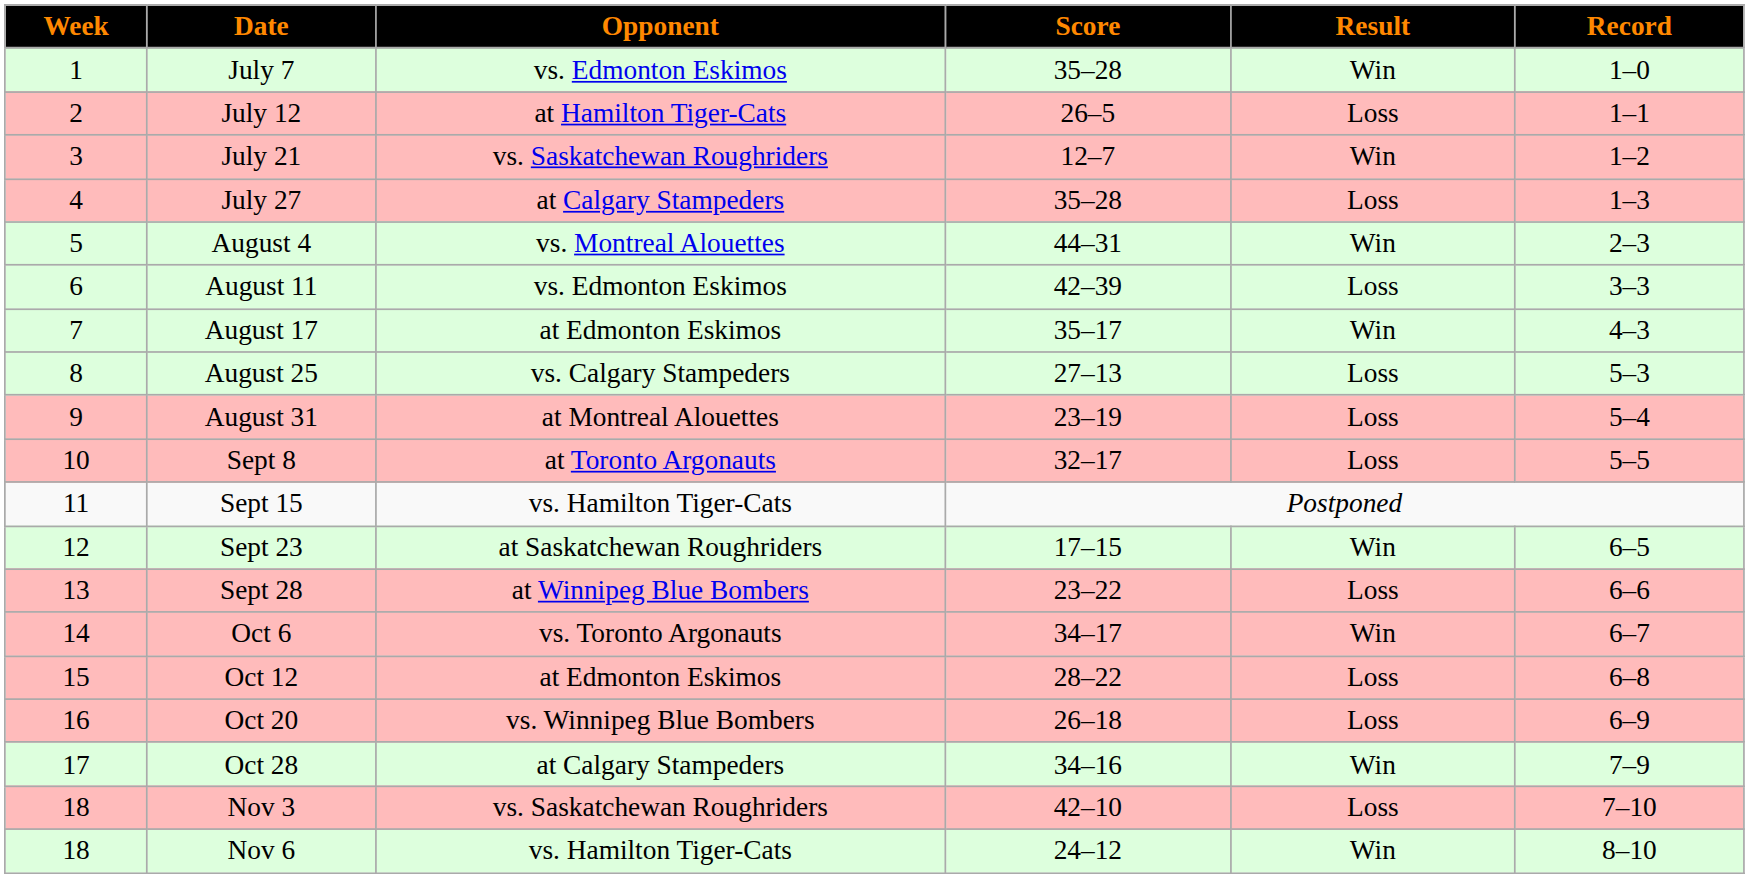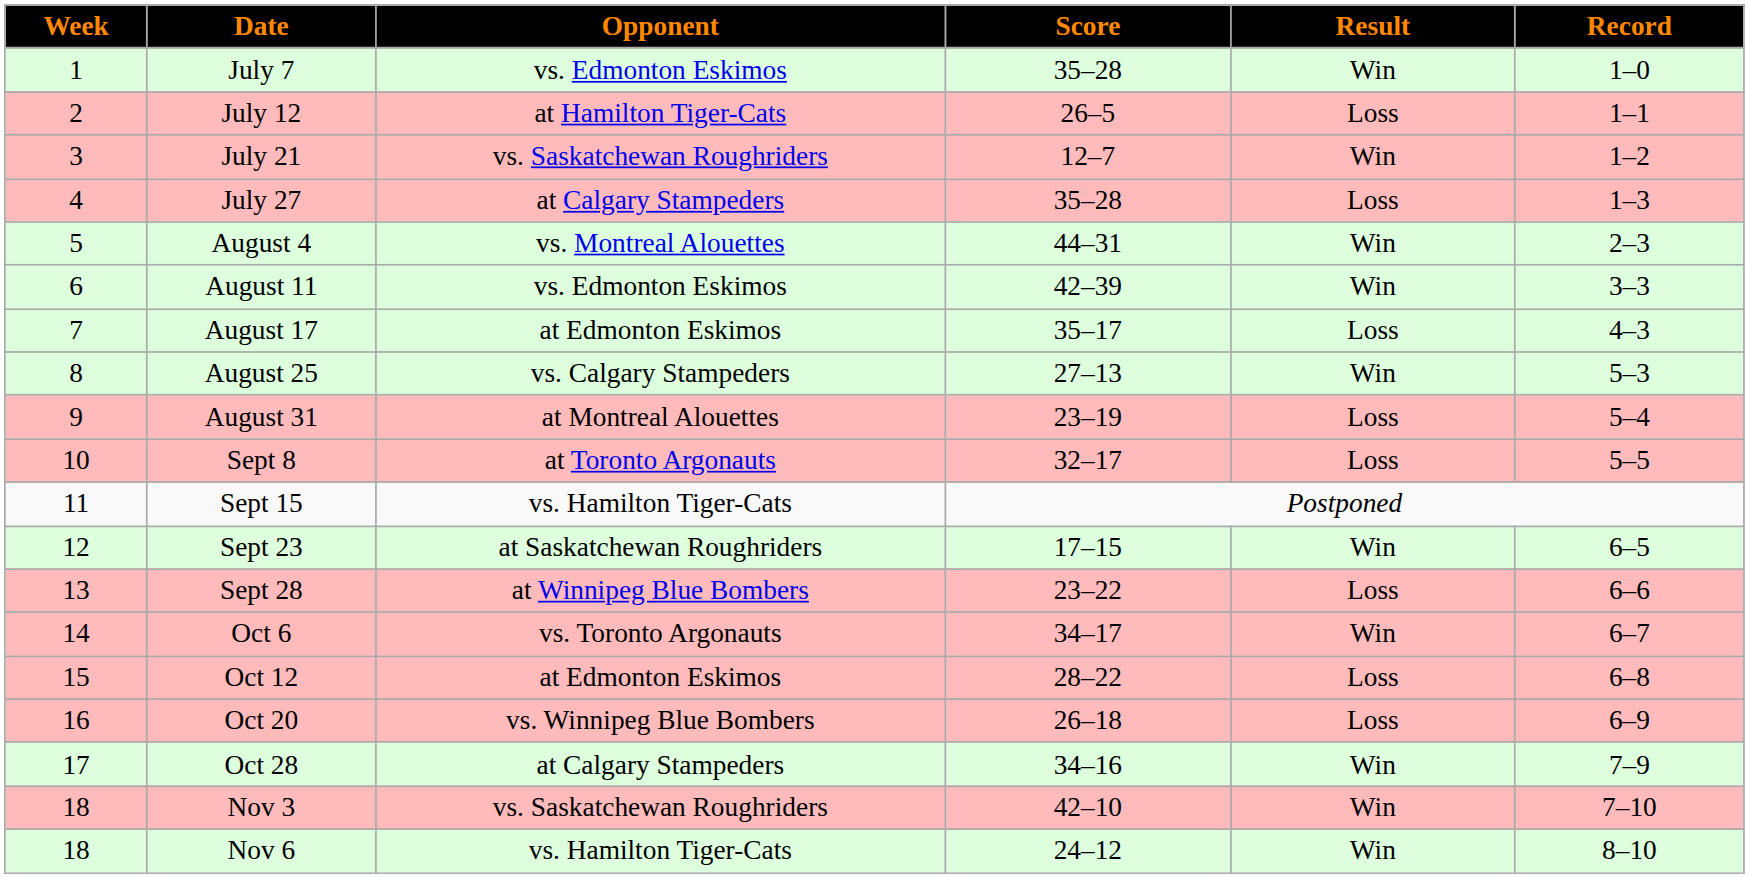(1373, 286) Loss -> (1373, 286) Win
(1373, 329) Win -> (1373, 329) Loss
(1373, 373) Loss -> (1373, 373) Win
(1373, 807) Loss -> (1373, 807) Win
